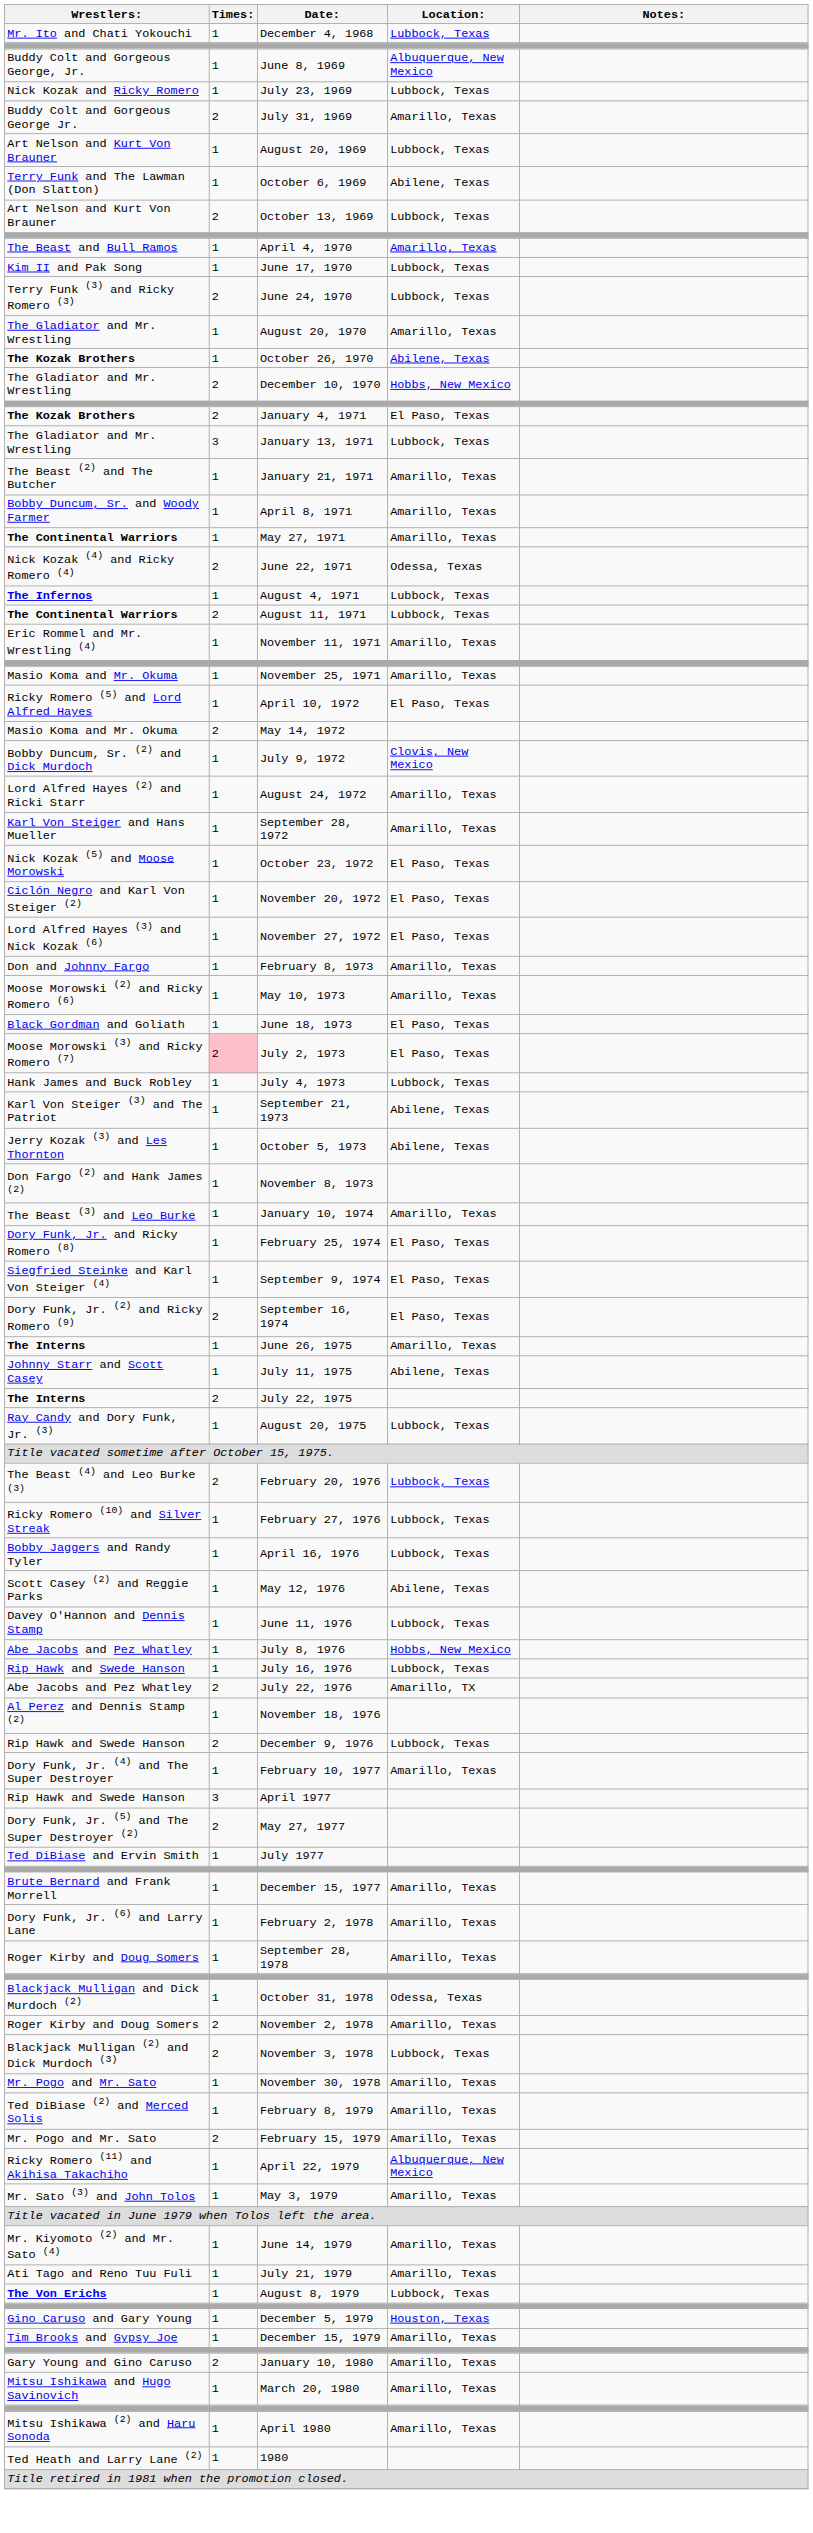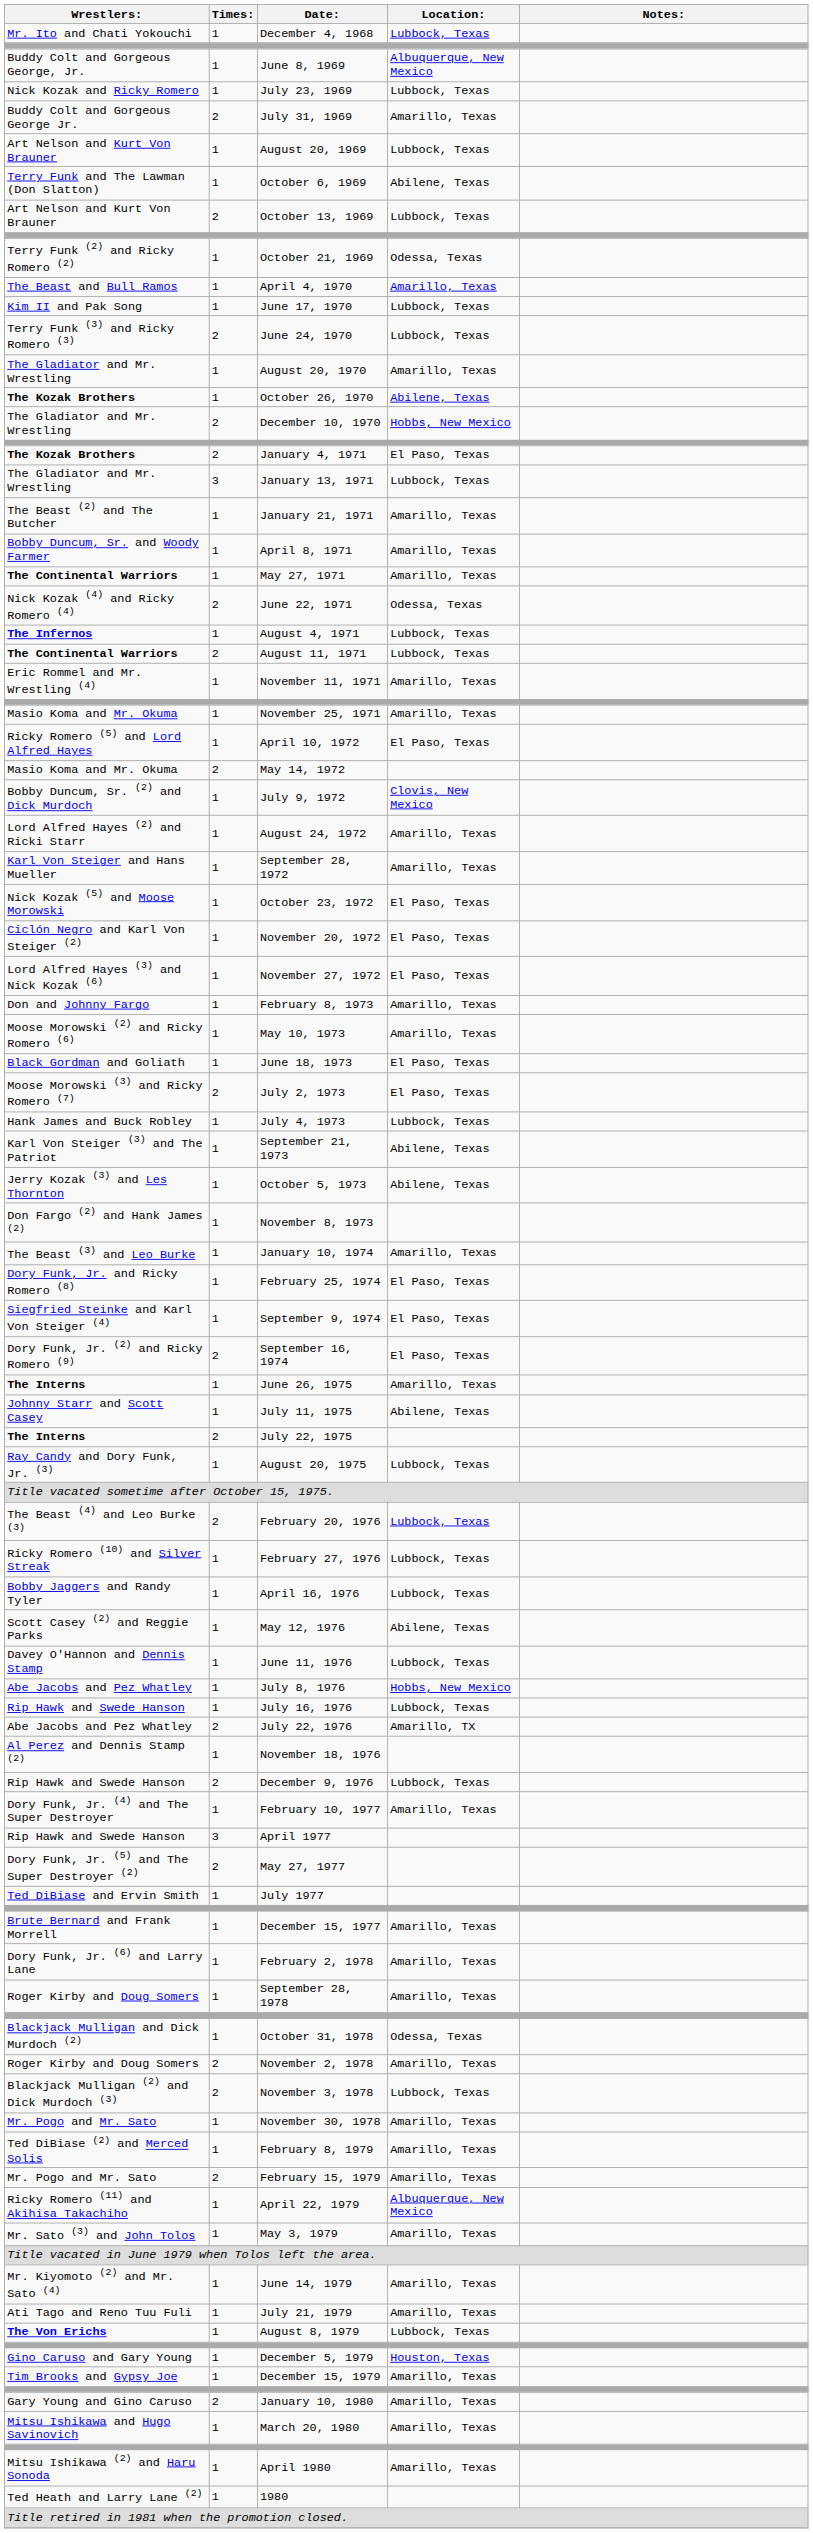+ row: (91, 258)
(215, 1053) pink background -> (215, 1092) no background
